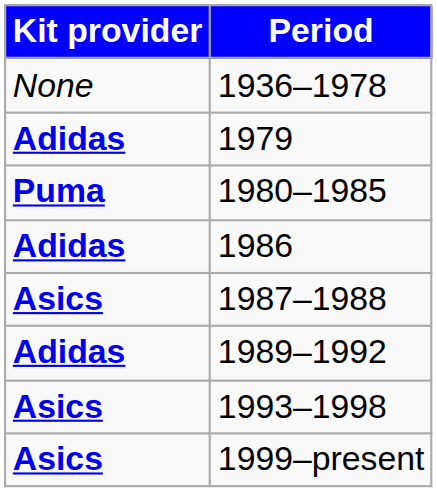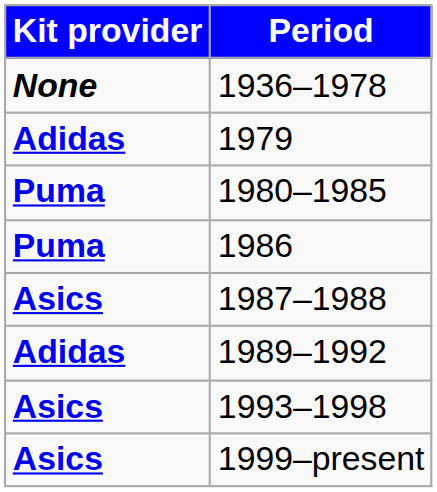(53, 84) normal -> (55, 84) bold
(69, 245) Adidas -> (59, 245) Puma
